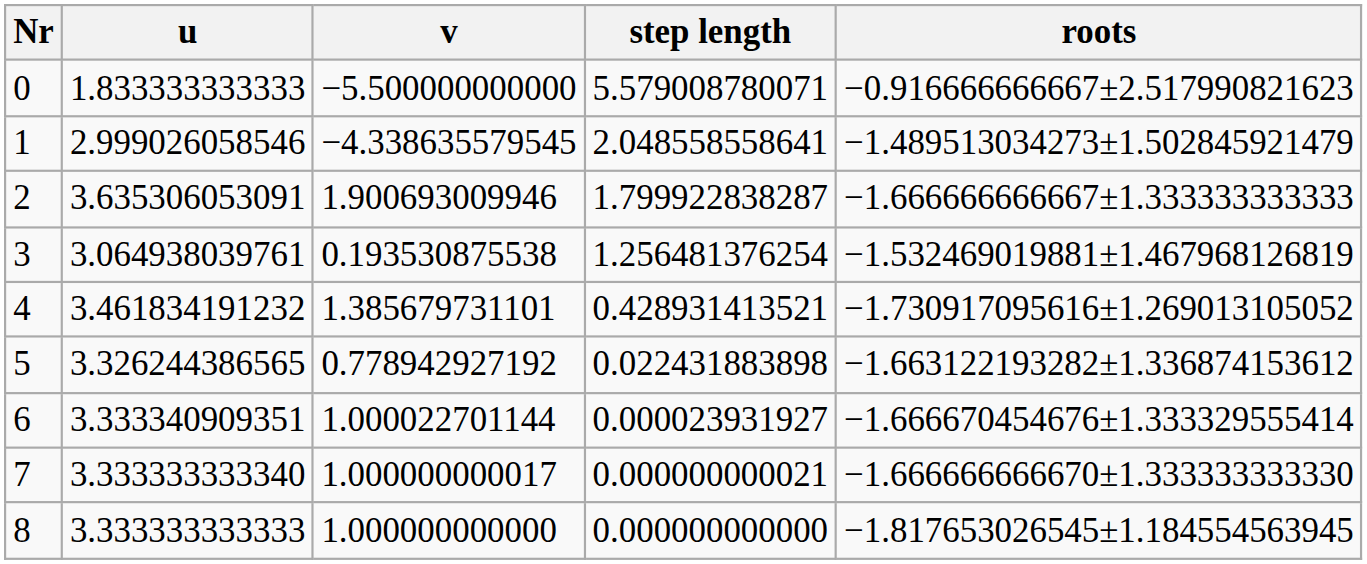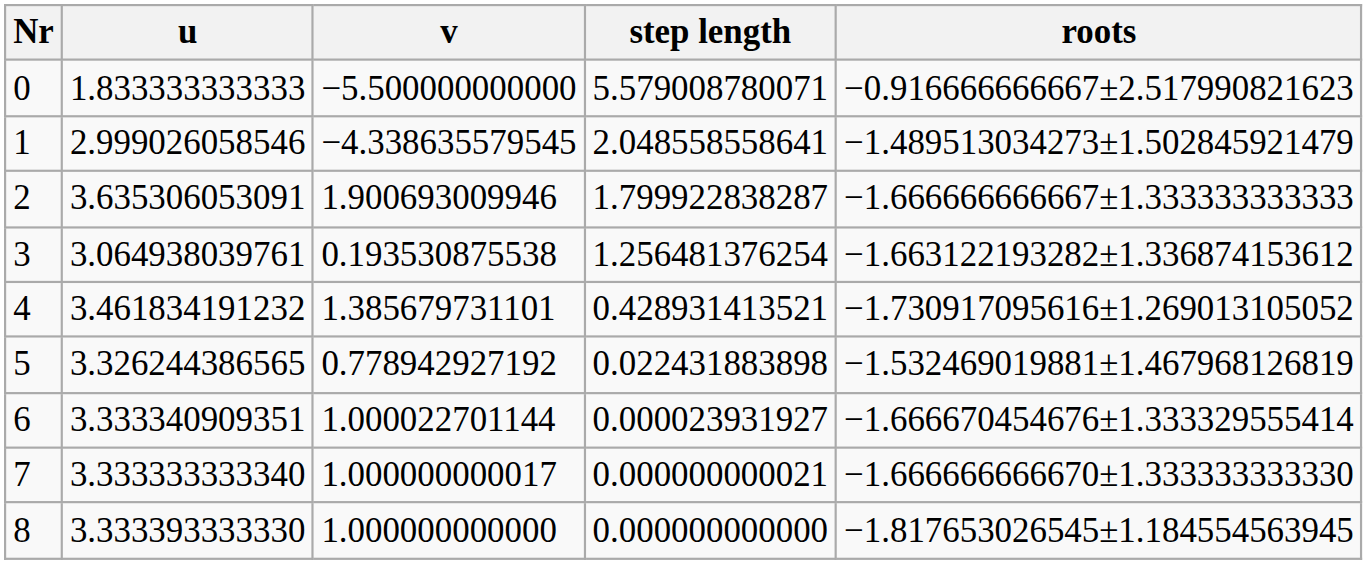(1099, 253) −1.532469019881±1.467968126819 -> (1099, 253) −1.663122193282±1.336874153612
(1099, 364) −1.663122193282±1.336874153612 -> (1099, 364) −1.532469019881±1.467968126819
(188, 530) 3.333333333333 -> (188, 530) 3.333393333330
